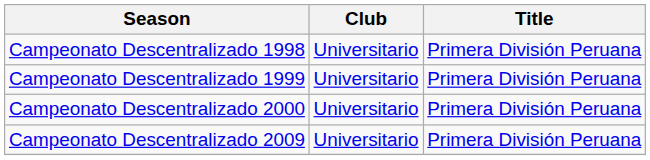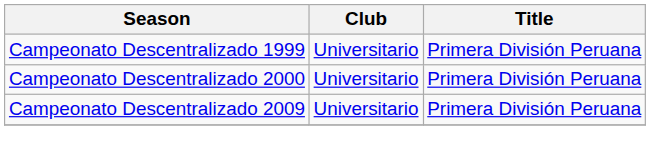- row: (157, 49)
